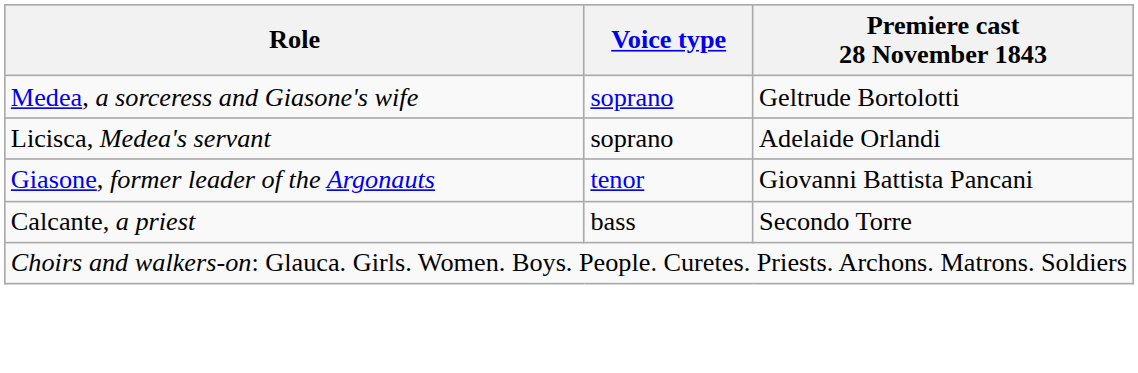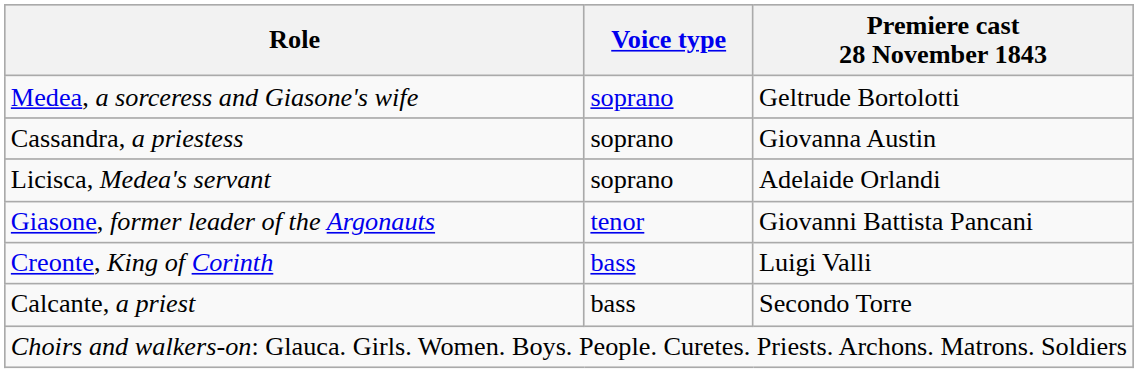+ row: (127, 138)
+ row: (142, 262)
